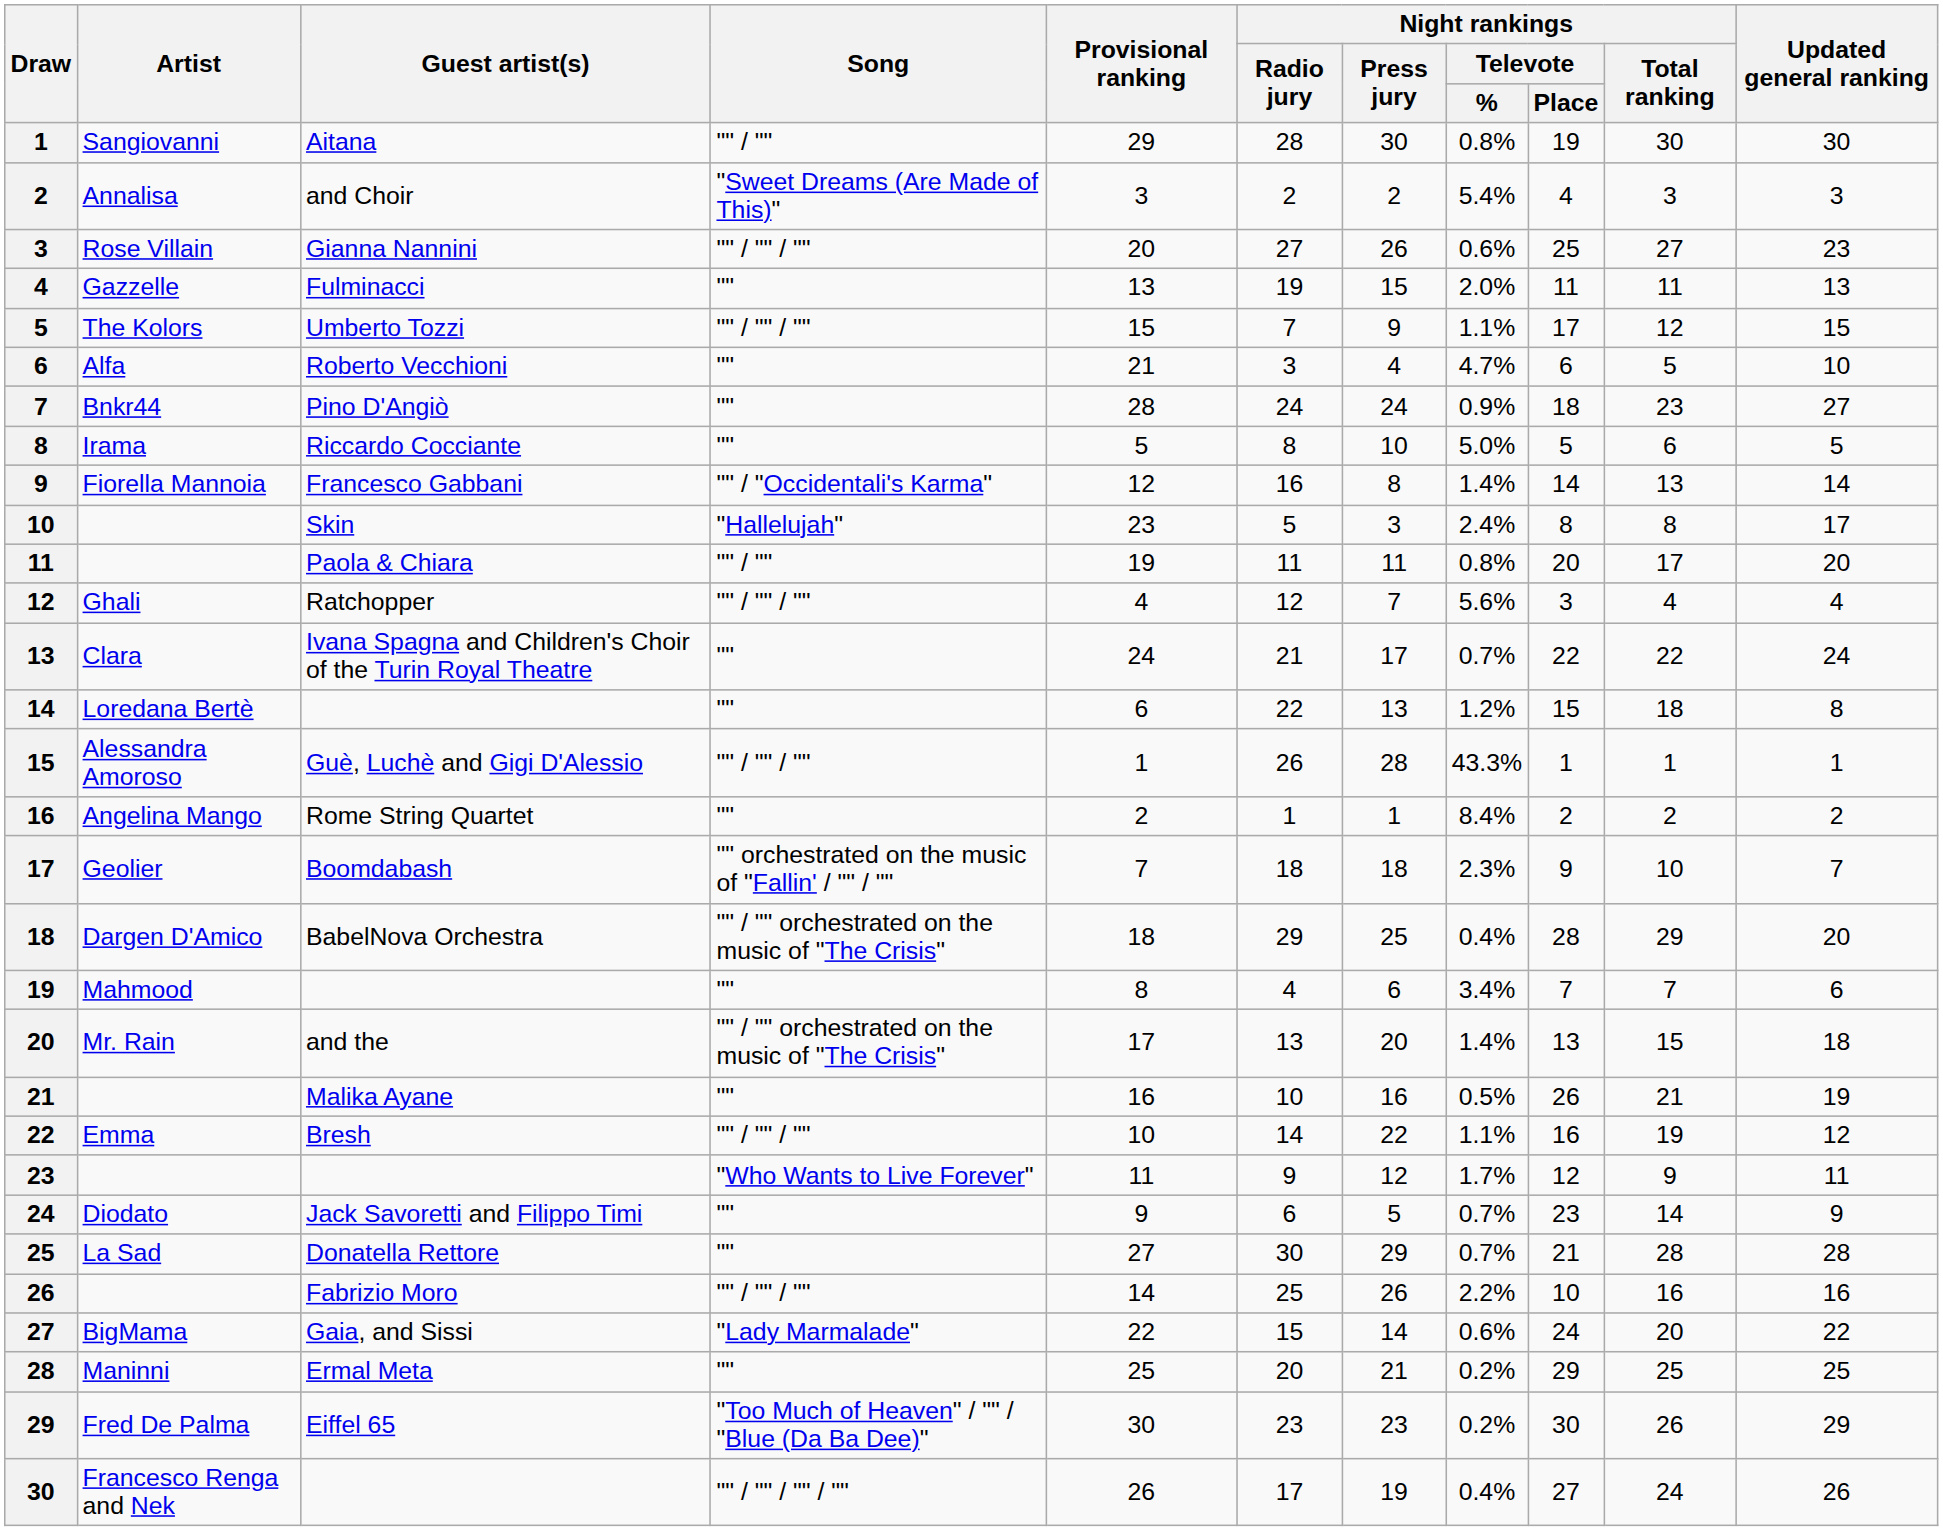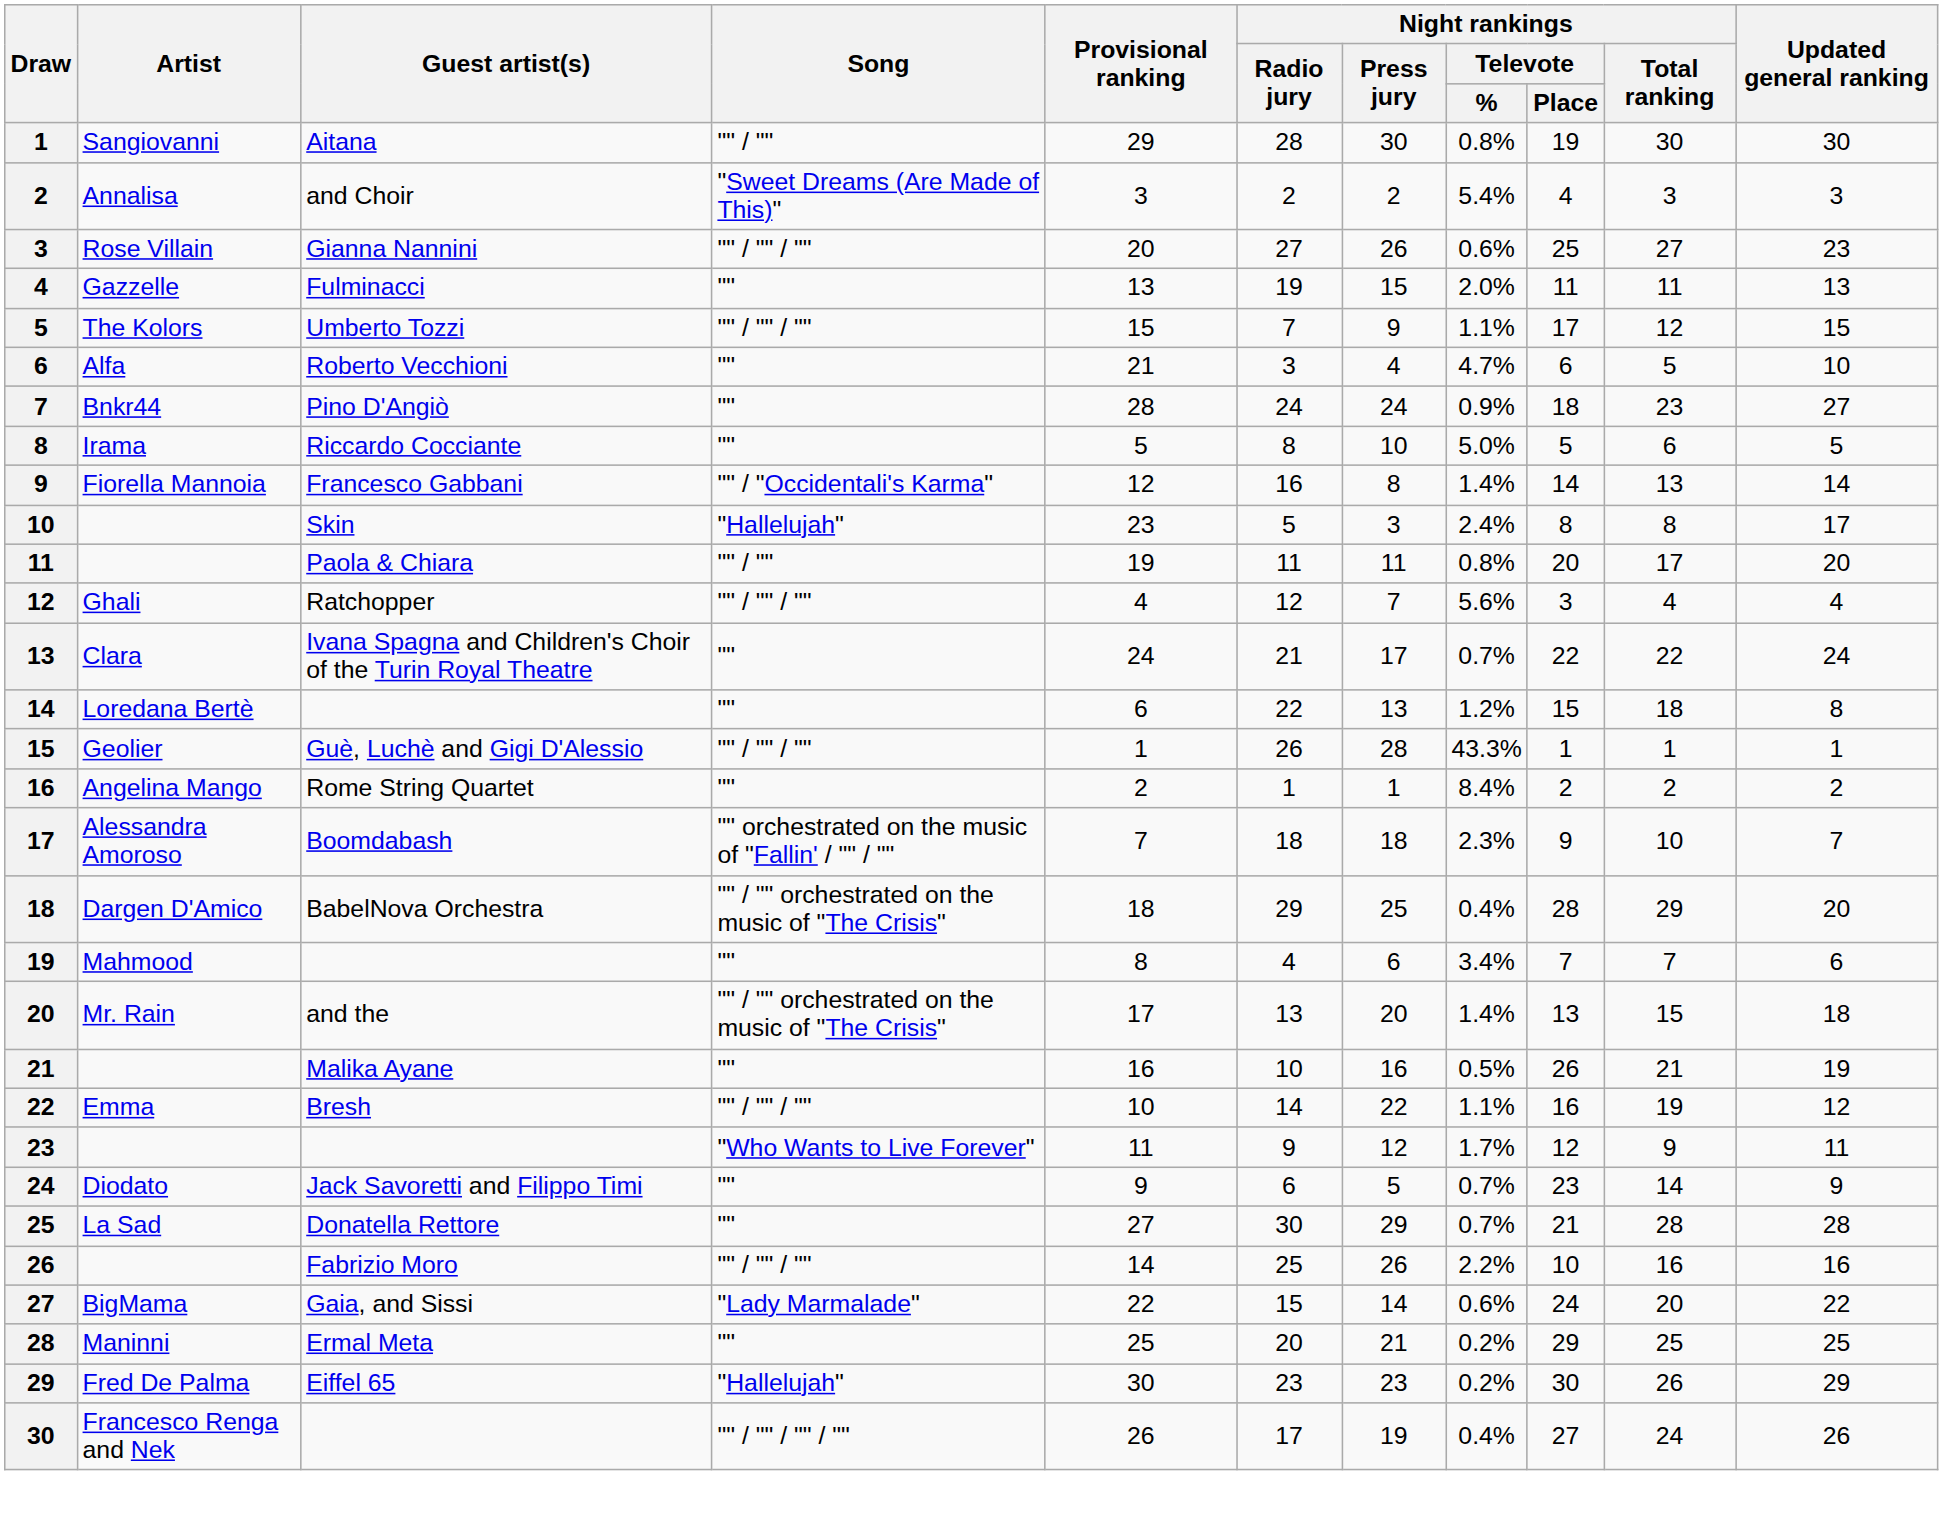(145, 762) Alessandra Amoroso -> (123, 748) Geolier
(123, 869) Geolier -> (145, 841) Alessandra Amoroso
(865, 1424) "Too Much of Heaven" / "" / "Blue (Da Ba Dee)" -> (781, 1382) "Hallelujah"
